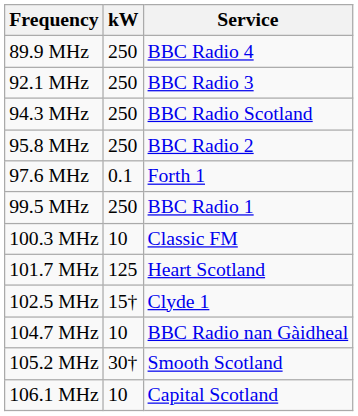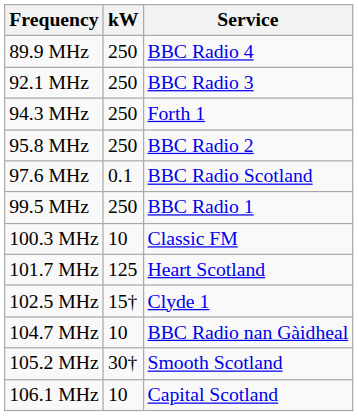(230, 113) BBC Radio Scotland -> (176, 113) Forth 1
(176, 176) Forth 1 -> (230, 176) BBC Radio Scotland
